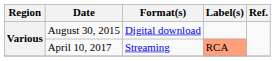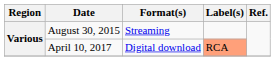(163, 30) Digital download -> (147, 30) Streaming
(147, 47) Streaming -> (163, 47) Digital download
